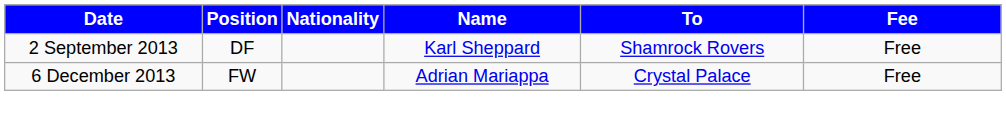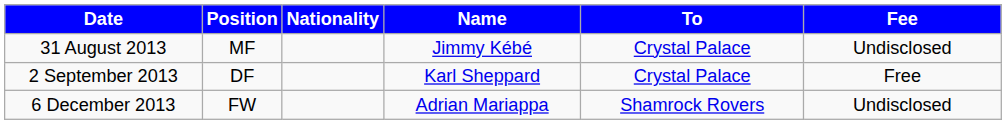+ row: (103, 48)
(692, 48) Shamrock Rovers -> (692, 77) Crystal Palace
(692, 77) Crystal Palace -> (692, 105) Shamrock Rovers
(902, 77) Free -> (902, 105) Undisclosed
